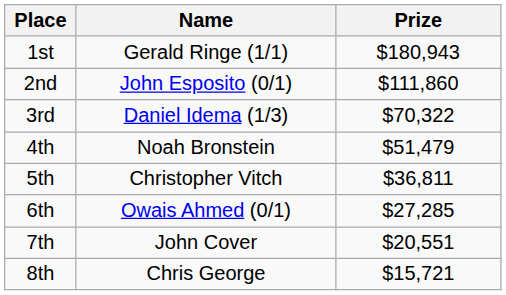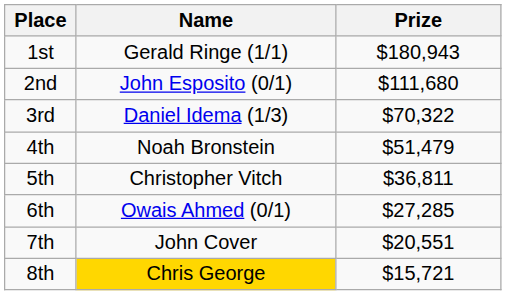(418, 83) $111,860 -> (418, 83) $111,680
(206, 274) no background -> (206, 274) gold background
